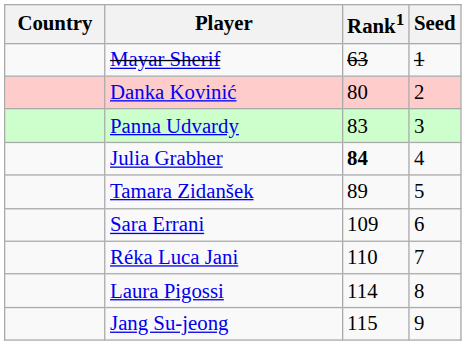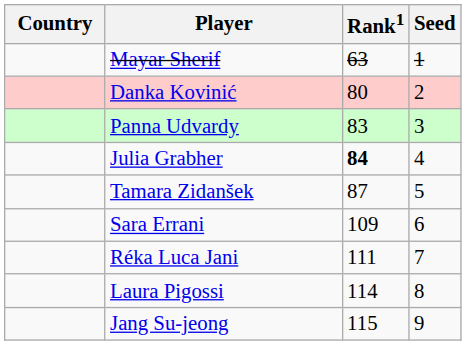(358, 191) 89 -> (358, 191) 87
(362, 257) 110 -> (362, 257) 111
